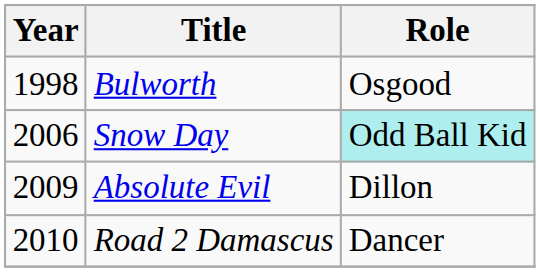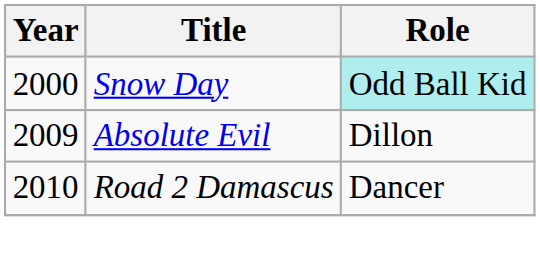- row: (155, 82)
(46, 135) 2006 -> (46, 82) 2000
